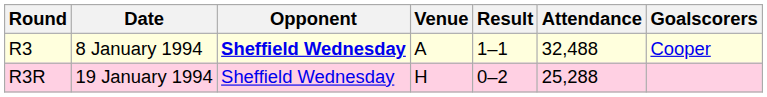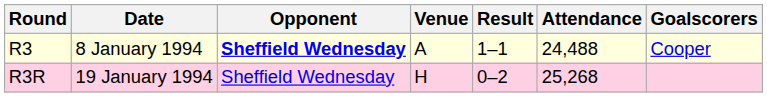(570, 48) 32,488 -> (570, 48) 24,488
(570, 77) 25,288 -> (570, 77) 25,268
